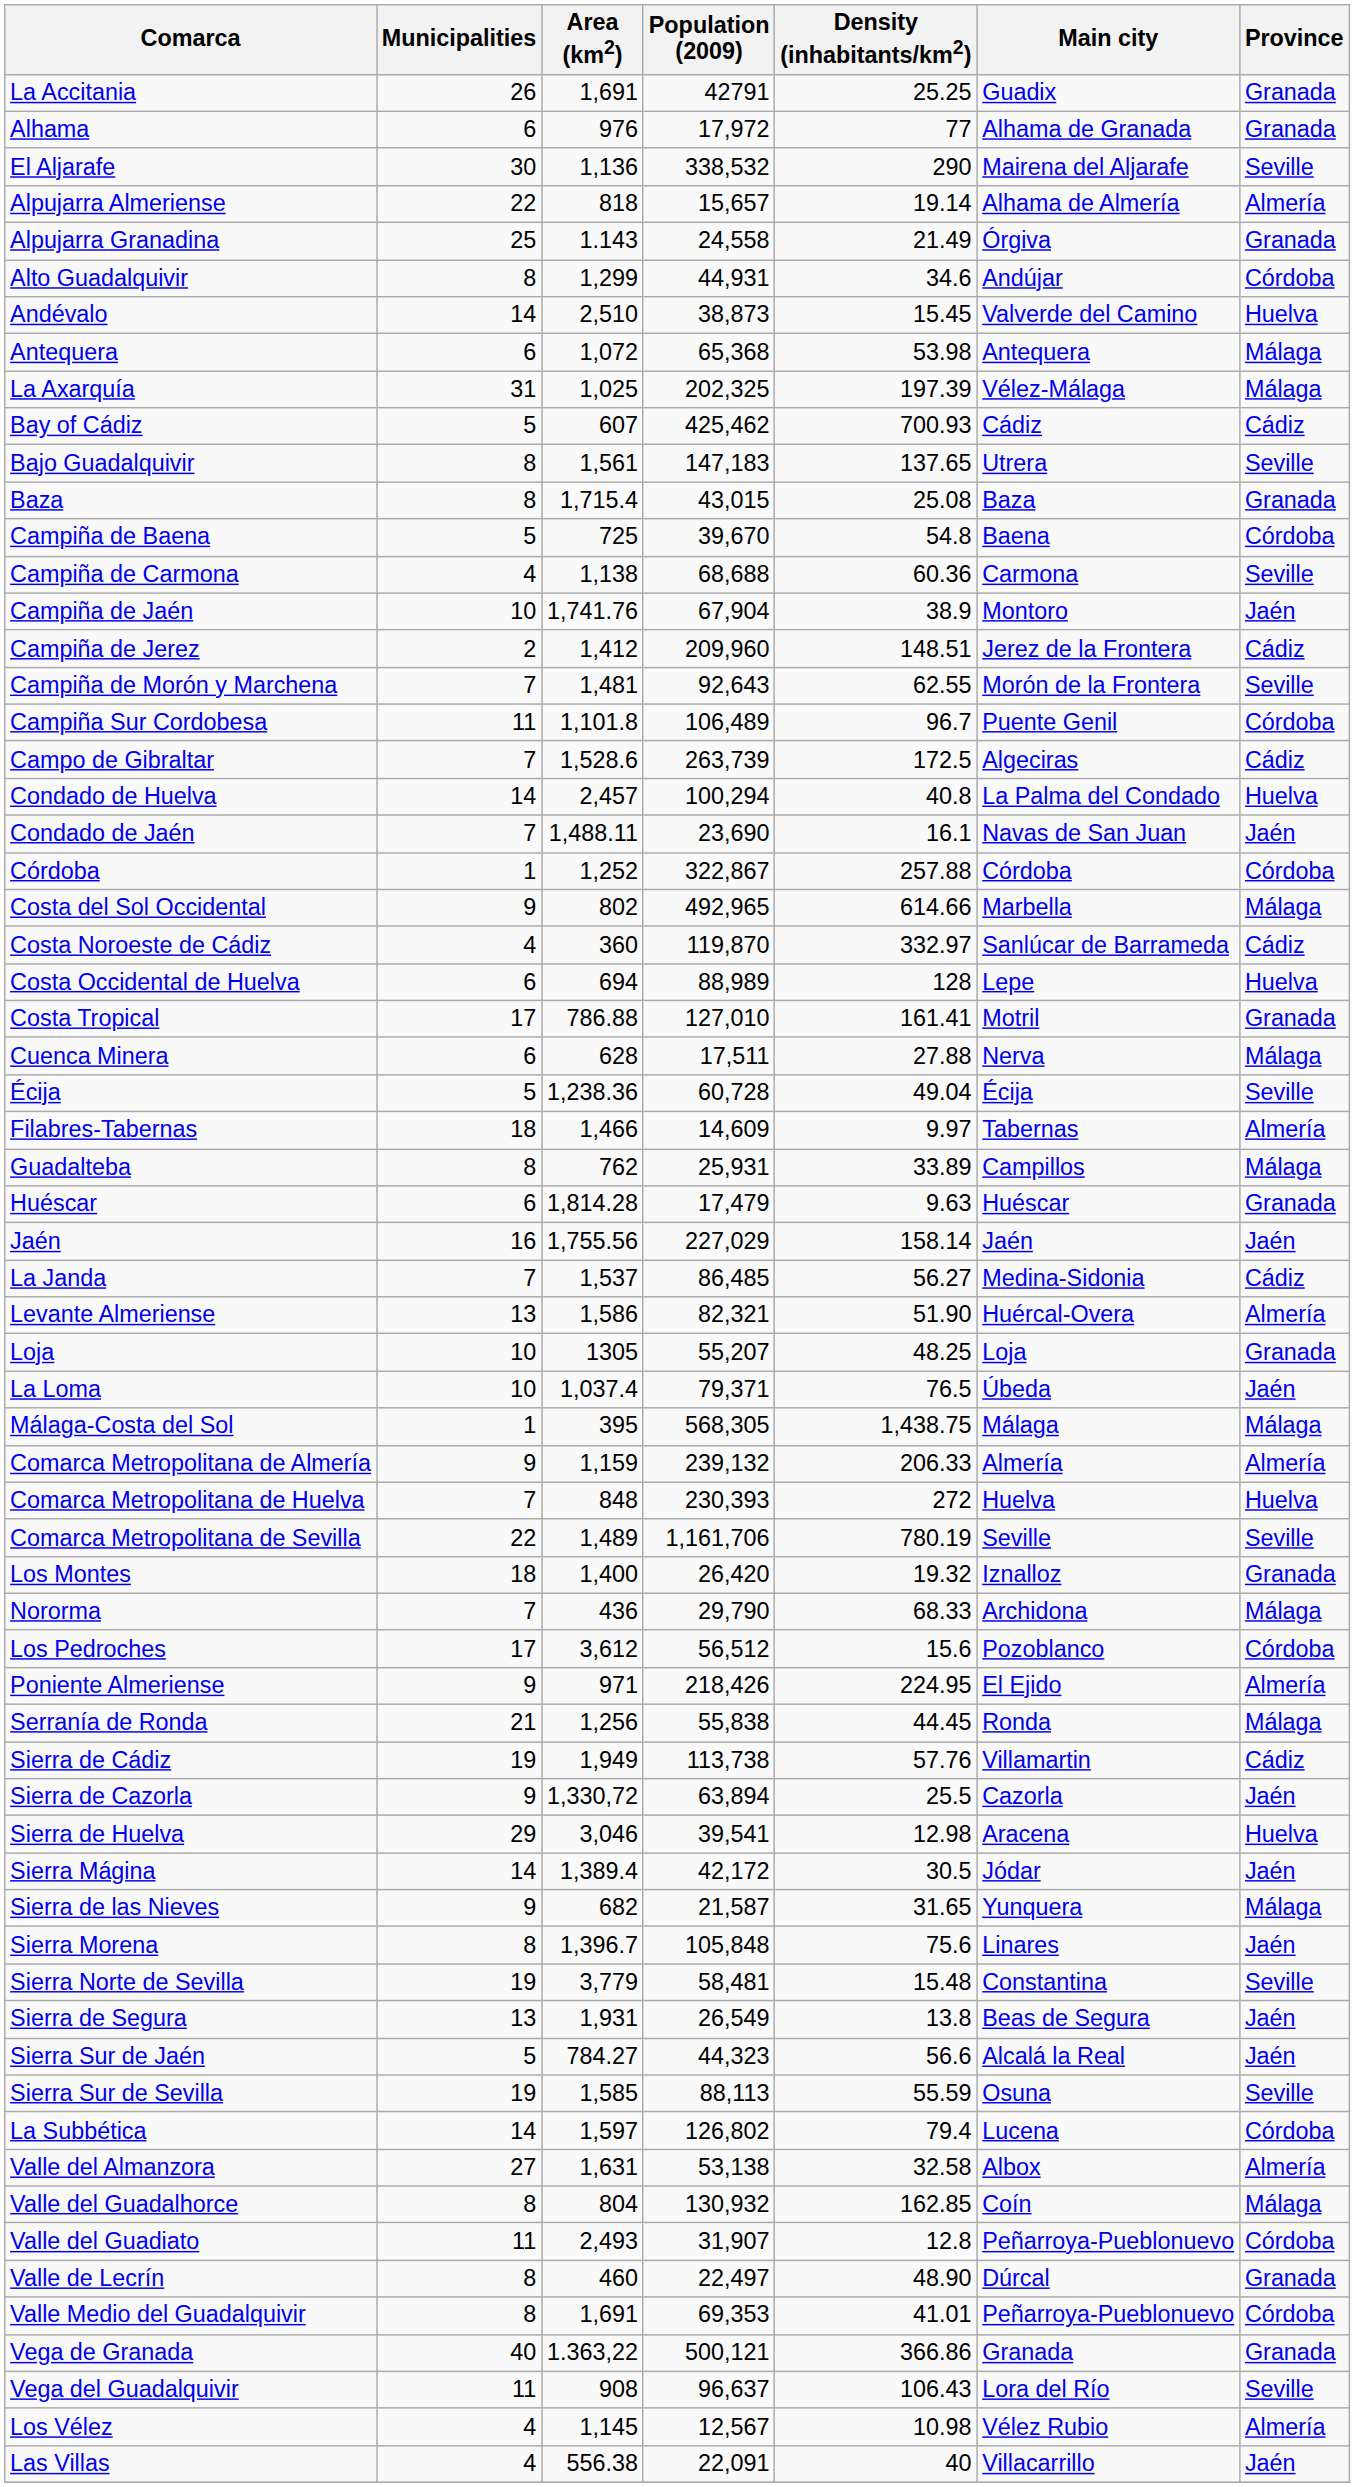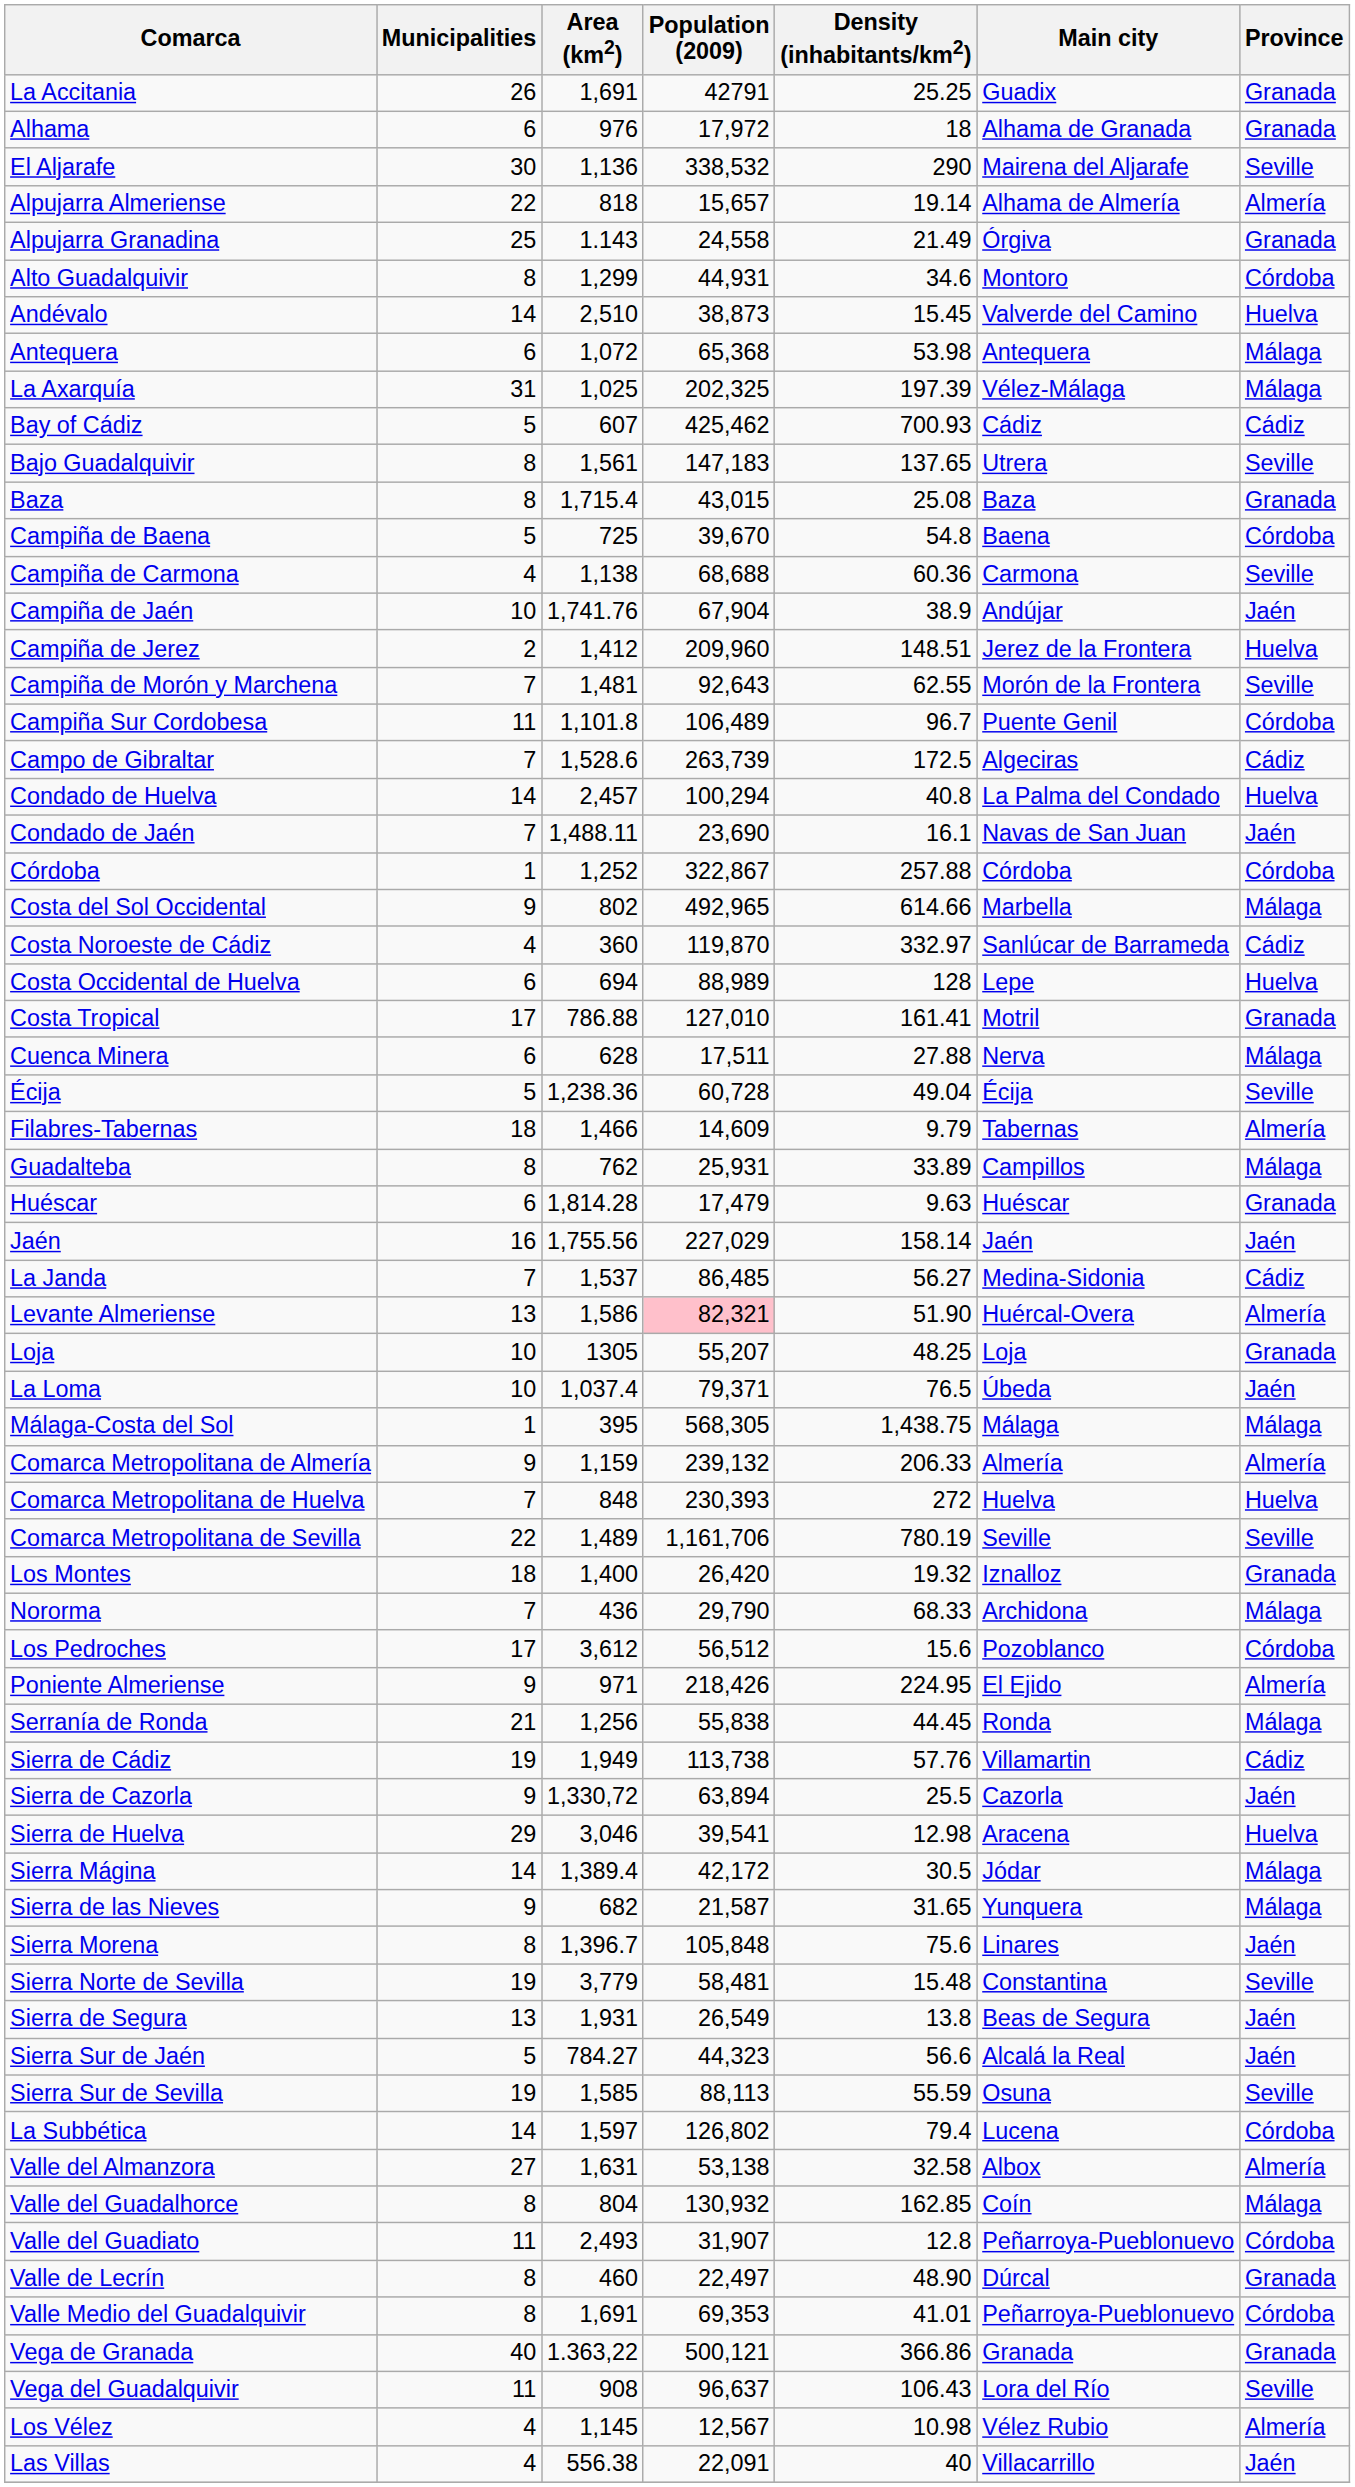(958, 129) 77 -> (958, 129) 18
(1022, 277) Andújar -> (1025, 277) Montoro
(1025, 611) Montoro -> (1022, 611) Andújar
(1275, 648) Cádiz -> (1281, 648) Huelva
(949, 1130) 9.97 -> (949, 1130) 9.79
(734, 1315) no background -> (734, 1315) pink background
(1270, 1870) Jaén -> (1283, 1870) Málaga
